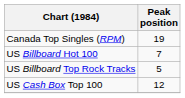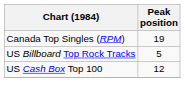- row: (52, 54)
